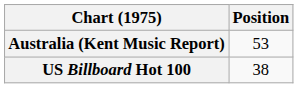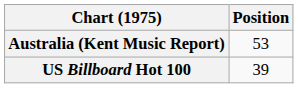(261, 69) 38 -> (261, 69) 39
